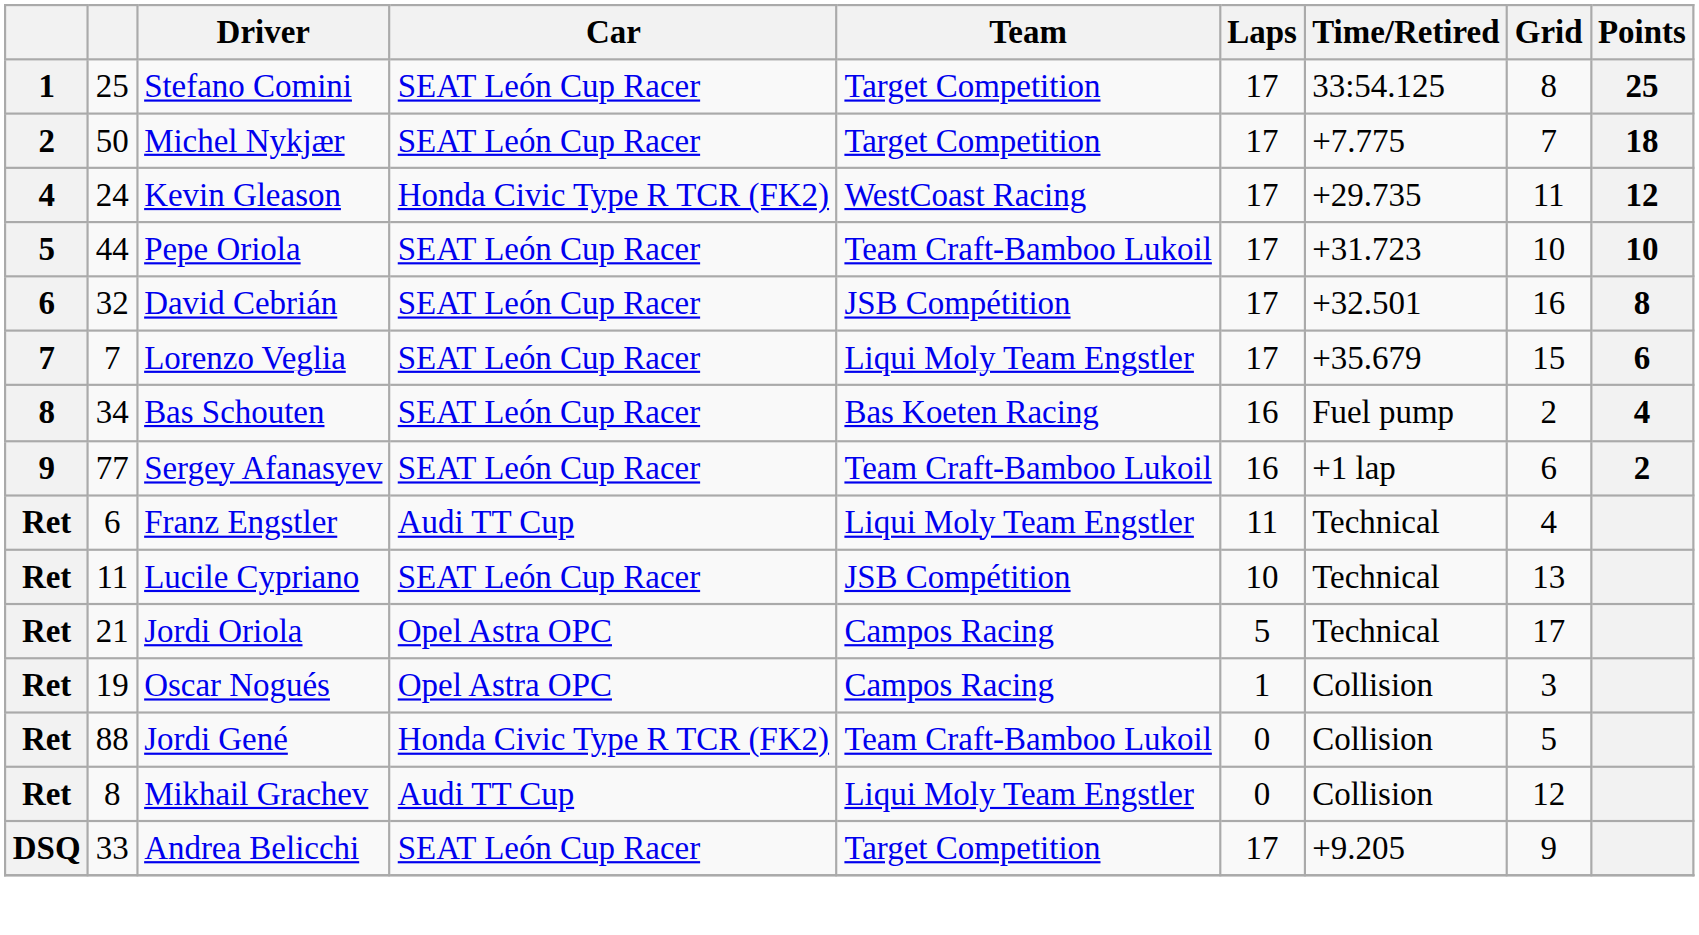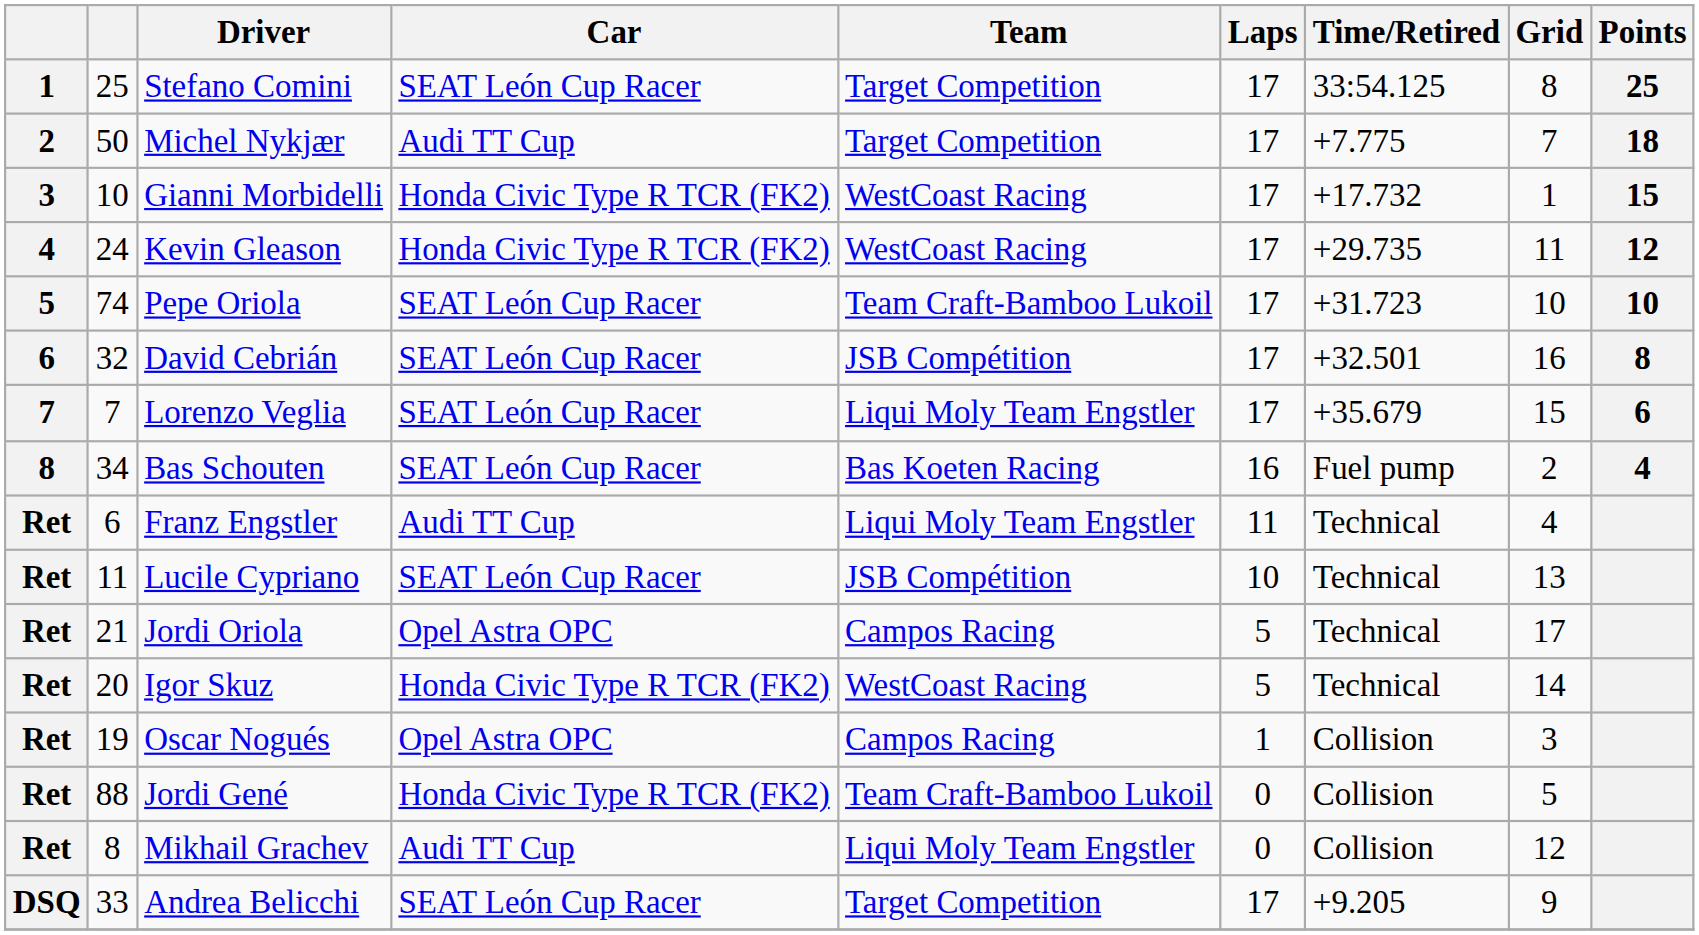(549, 140) SEAT León Cup Racer -> (487, 140) Audi TT Cup
+ row: (264, 195)
(112, 249) 44 -> (112, 303) 74
- row: (263, 466)
+ row: (209, 684)
